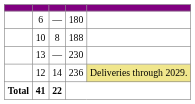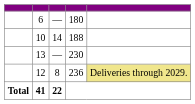(57, 37) 8 -> (57, 37) 14
(57, 73) 14 -> (57, 73) 8
